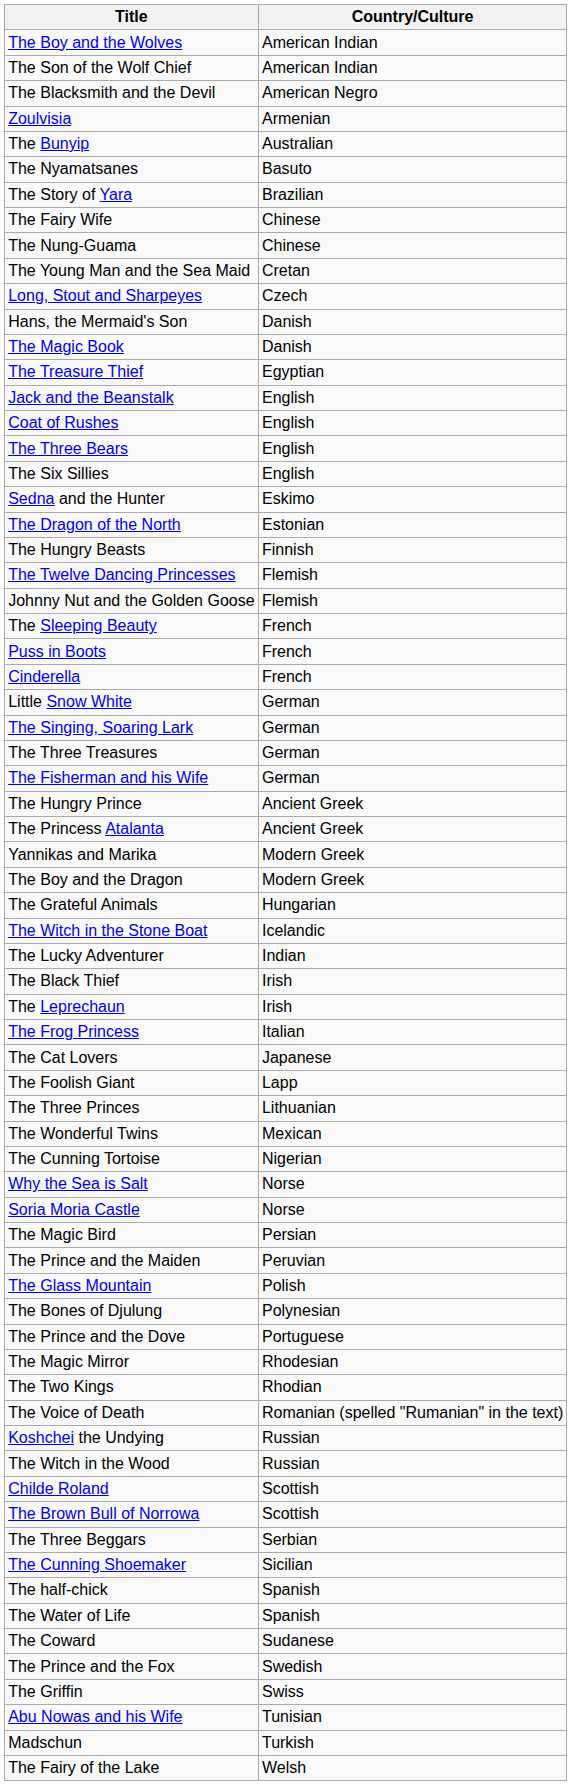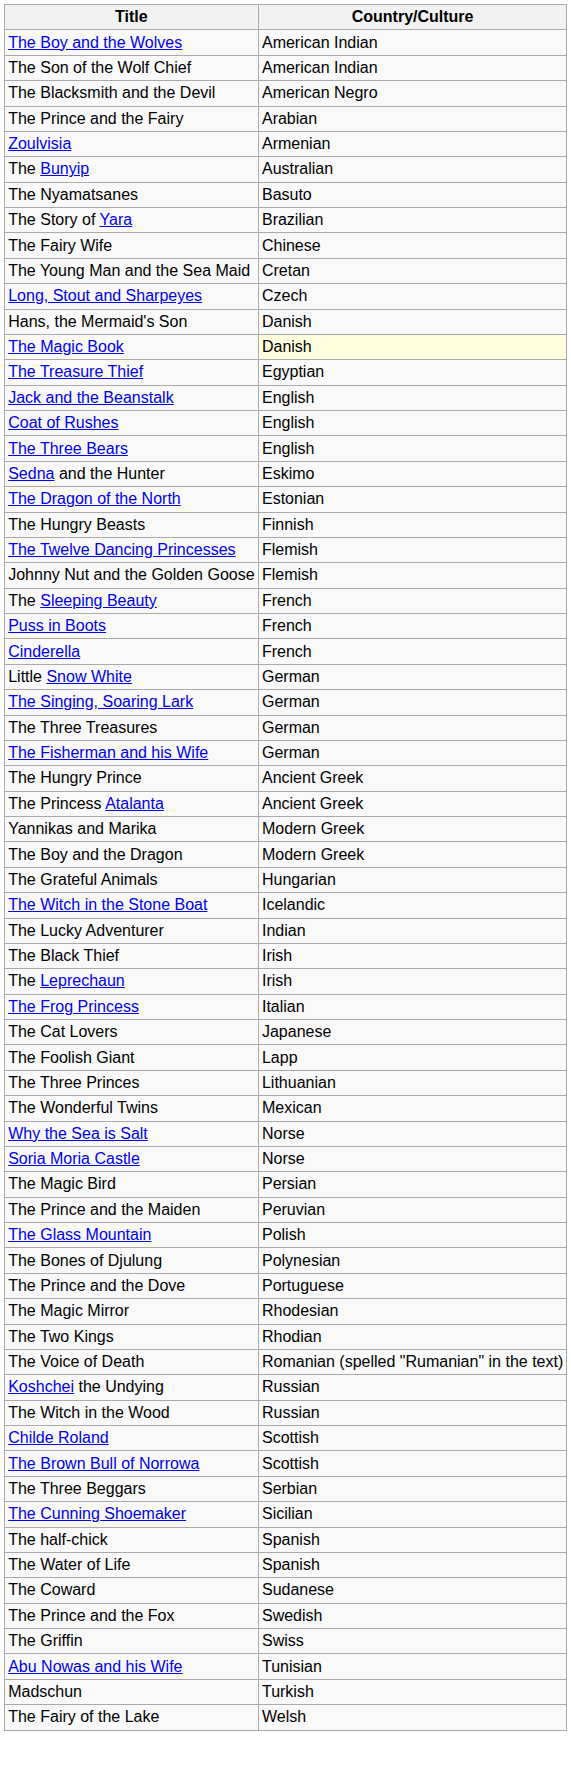+ row: (96, 118)
- row: (72, 245)
(287, 347) no background -> (287, 347) lightyellow background
- row: (58, 473)
- row: (84, 1159)
